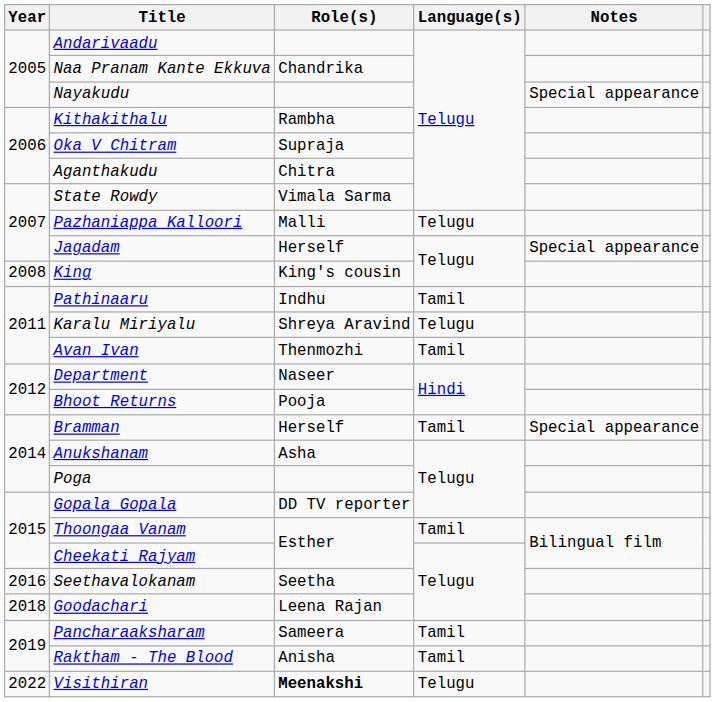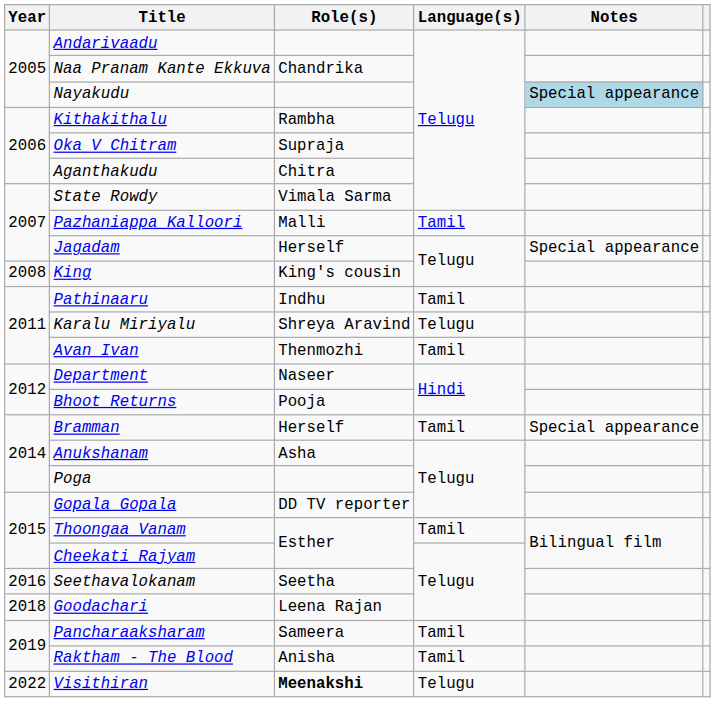(614, 94) no background -> (614, 94) lightblue background
(446, 223) Telugu -> (441, 223) Tamil
